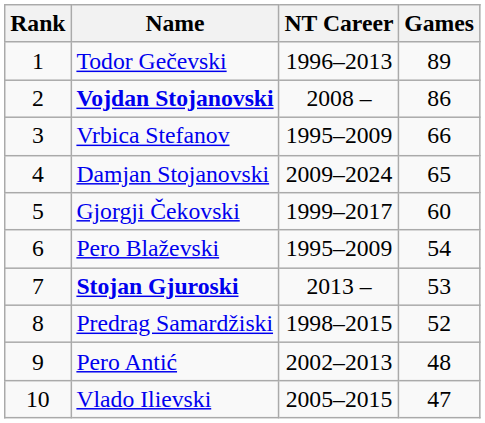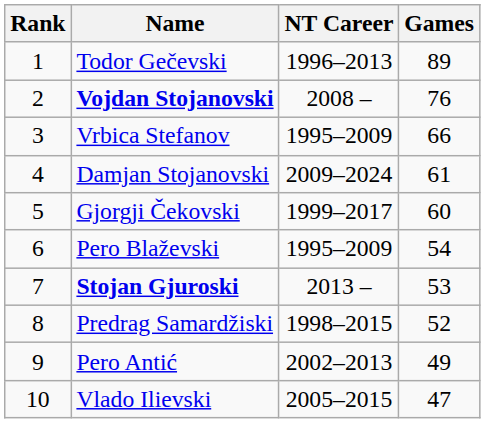(439, 98) 86 -> (439, 98) 76
(439, 173) 65 -> (439, 173) 61
(439, 361) 48 -> (439, 361) 49
